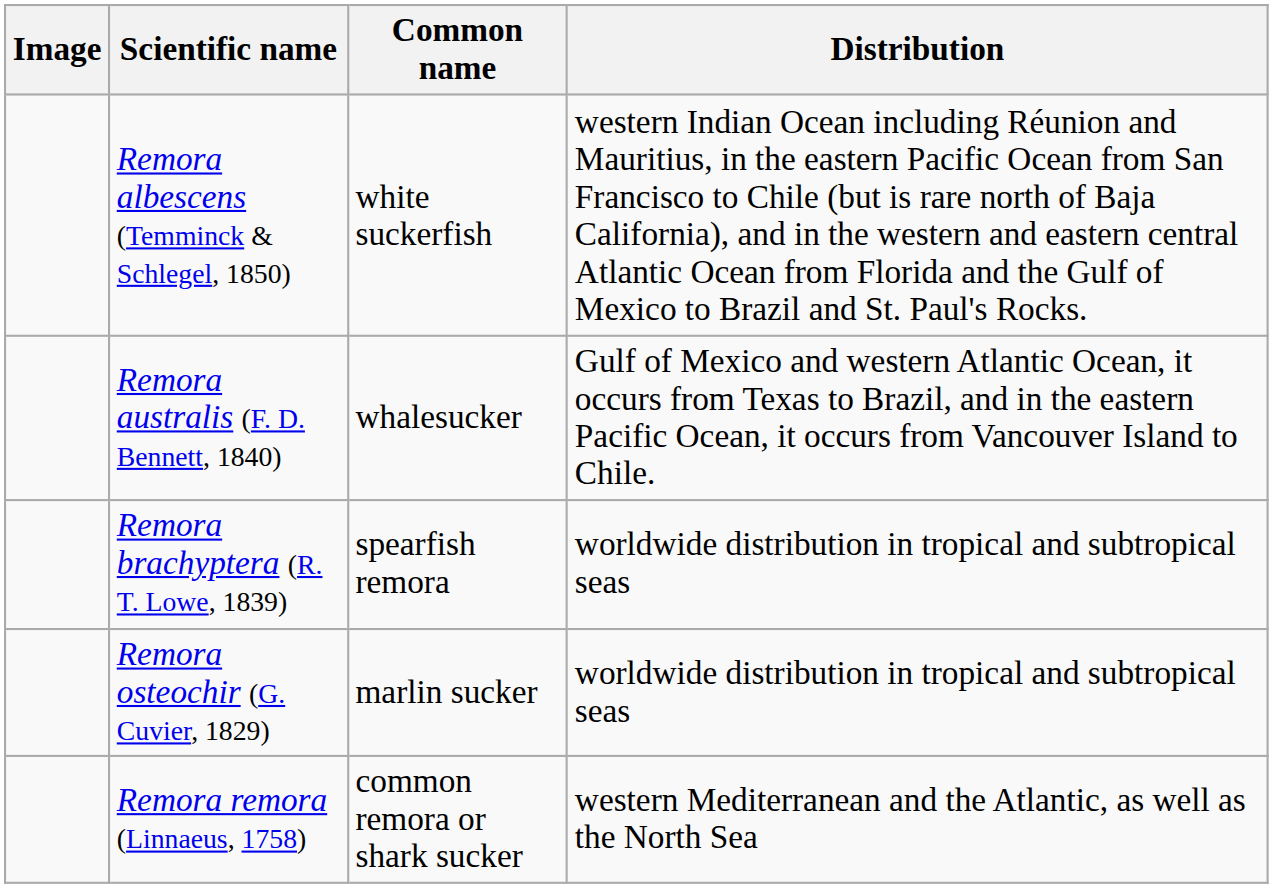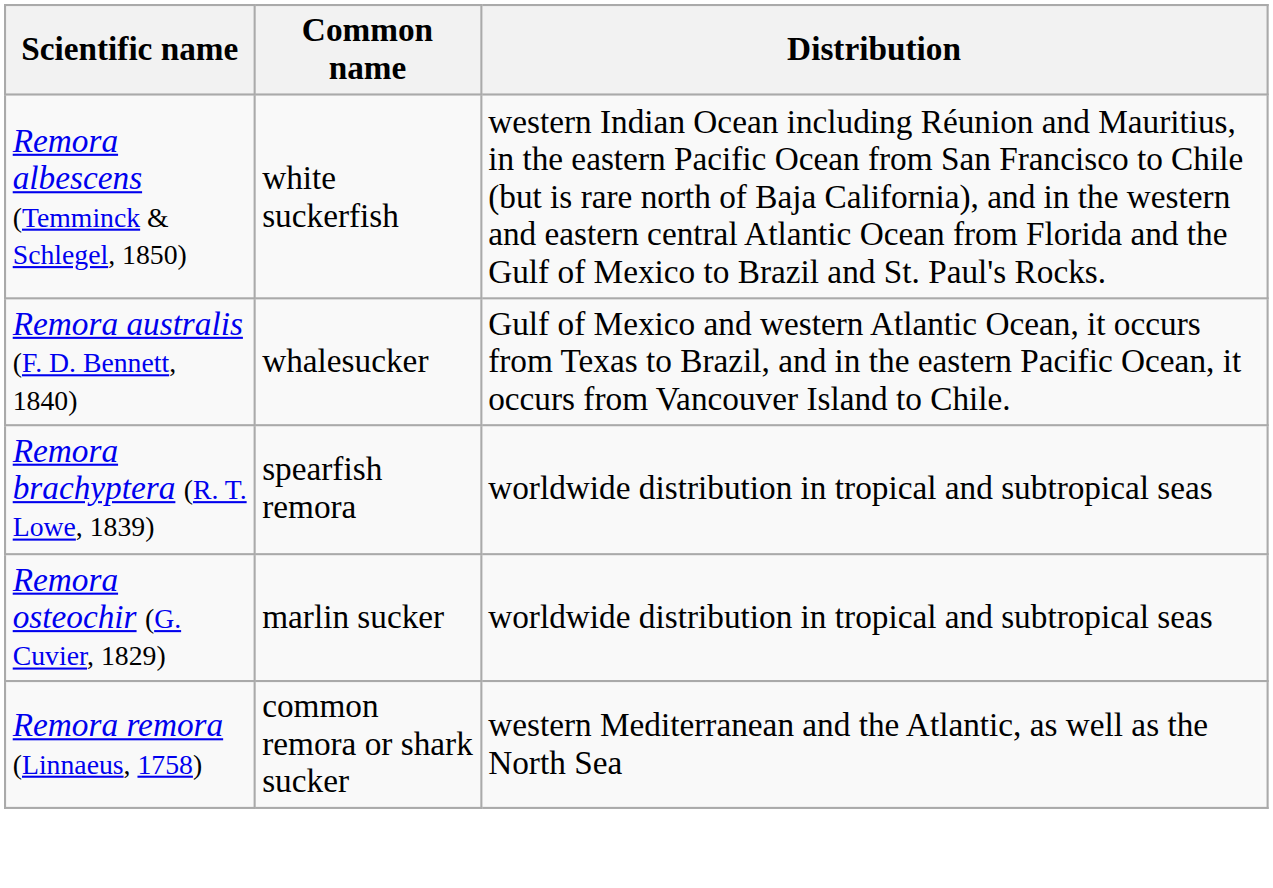- column: (57, 49)
